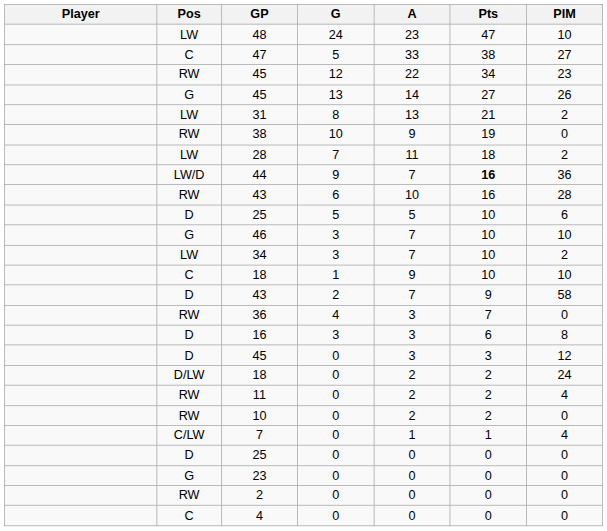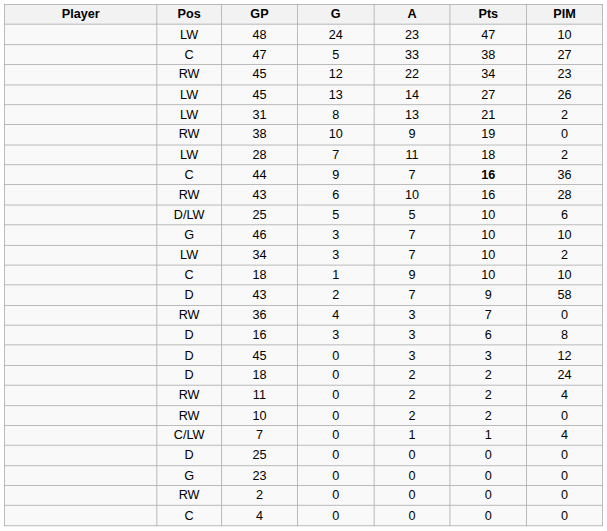(189, 94) G -> (189, 94) LW
(189, 174) LW/D -> (189, 174) C
(189, 214) D -> (189, 214) D/LW
(189, 375) D/LW -> (189, 375) D
